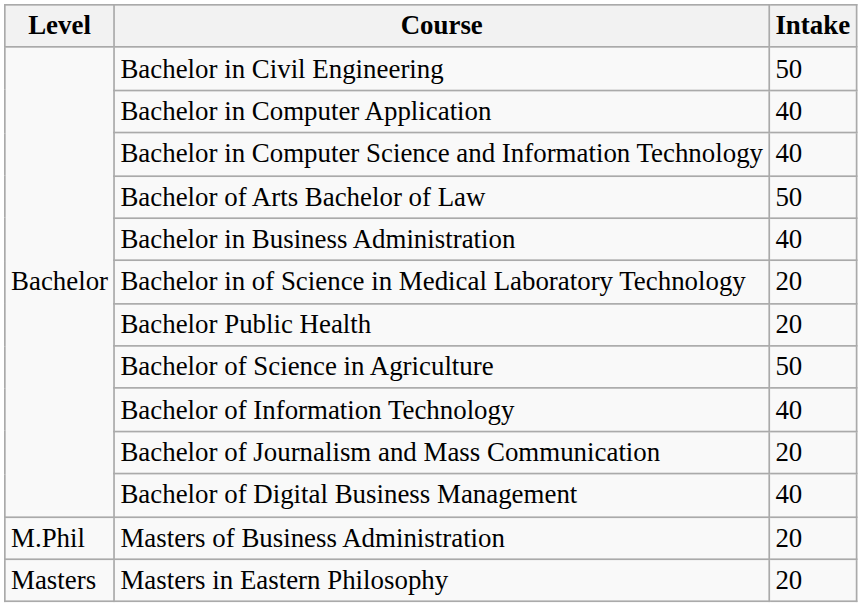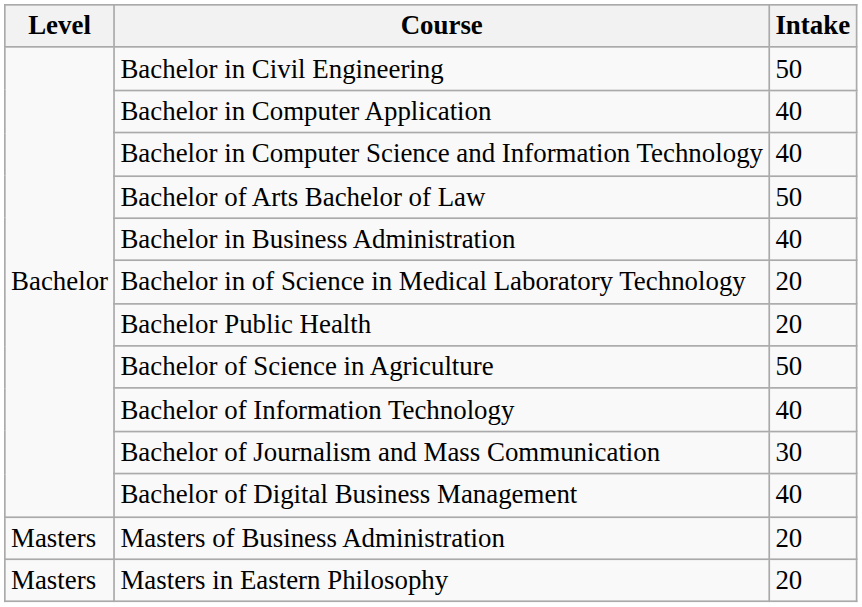(789, 452) 20 -> (789, 452) 30
(48, 537) M.Phil -> (54, 537) Masters
